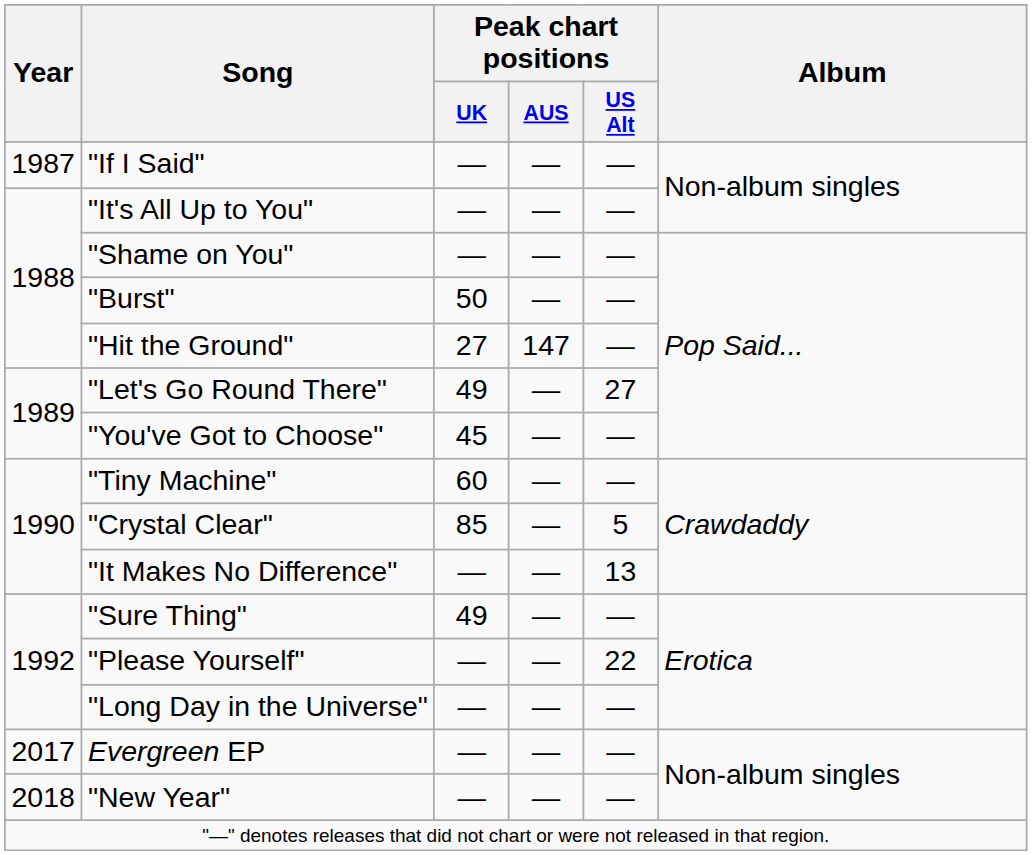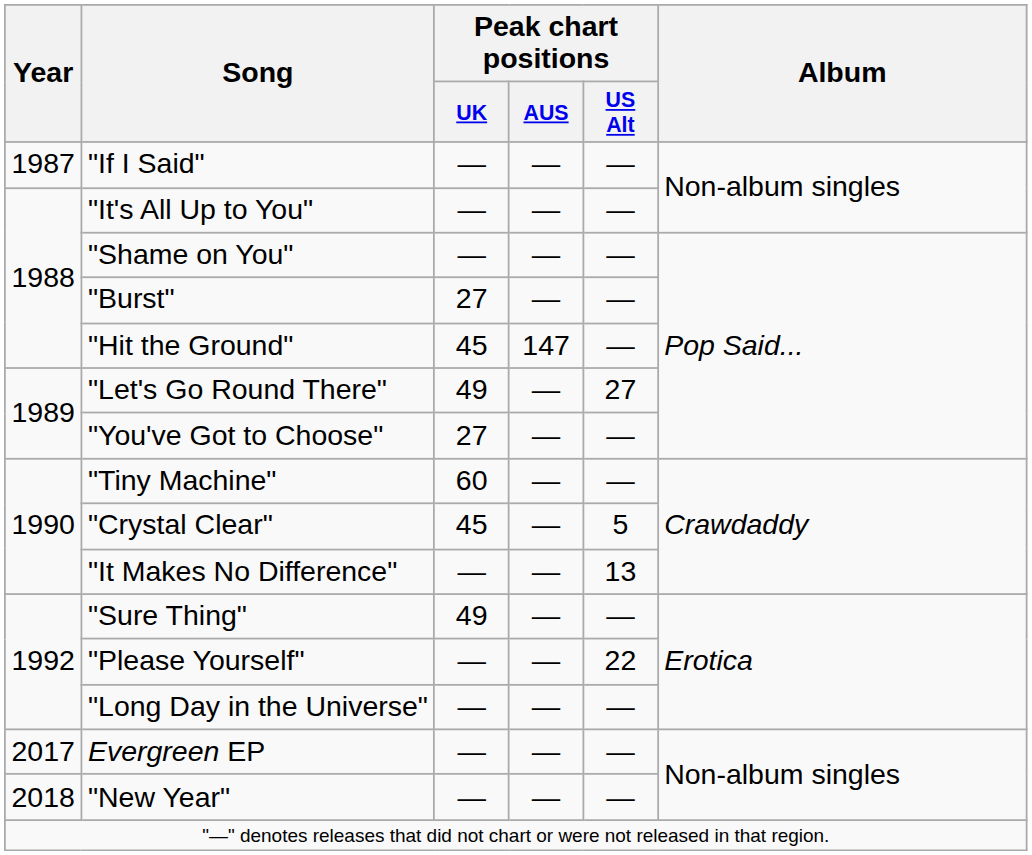(472, 299) 50 -> (472, 299) 27
(472, 345) 27 -> (472, 345) 45
(472, 435) 45 -> (472, 435) 27
(472, 525) 85 -> (472, 525) 45
